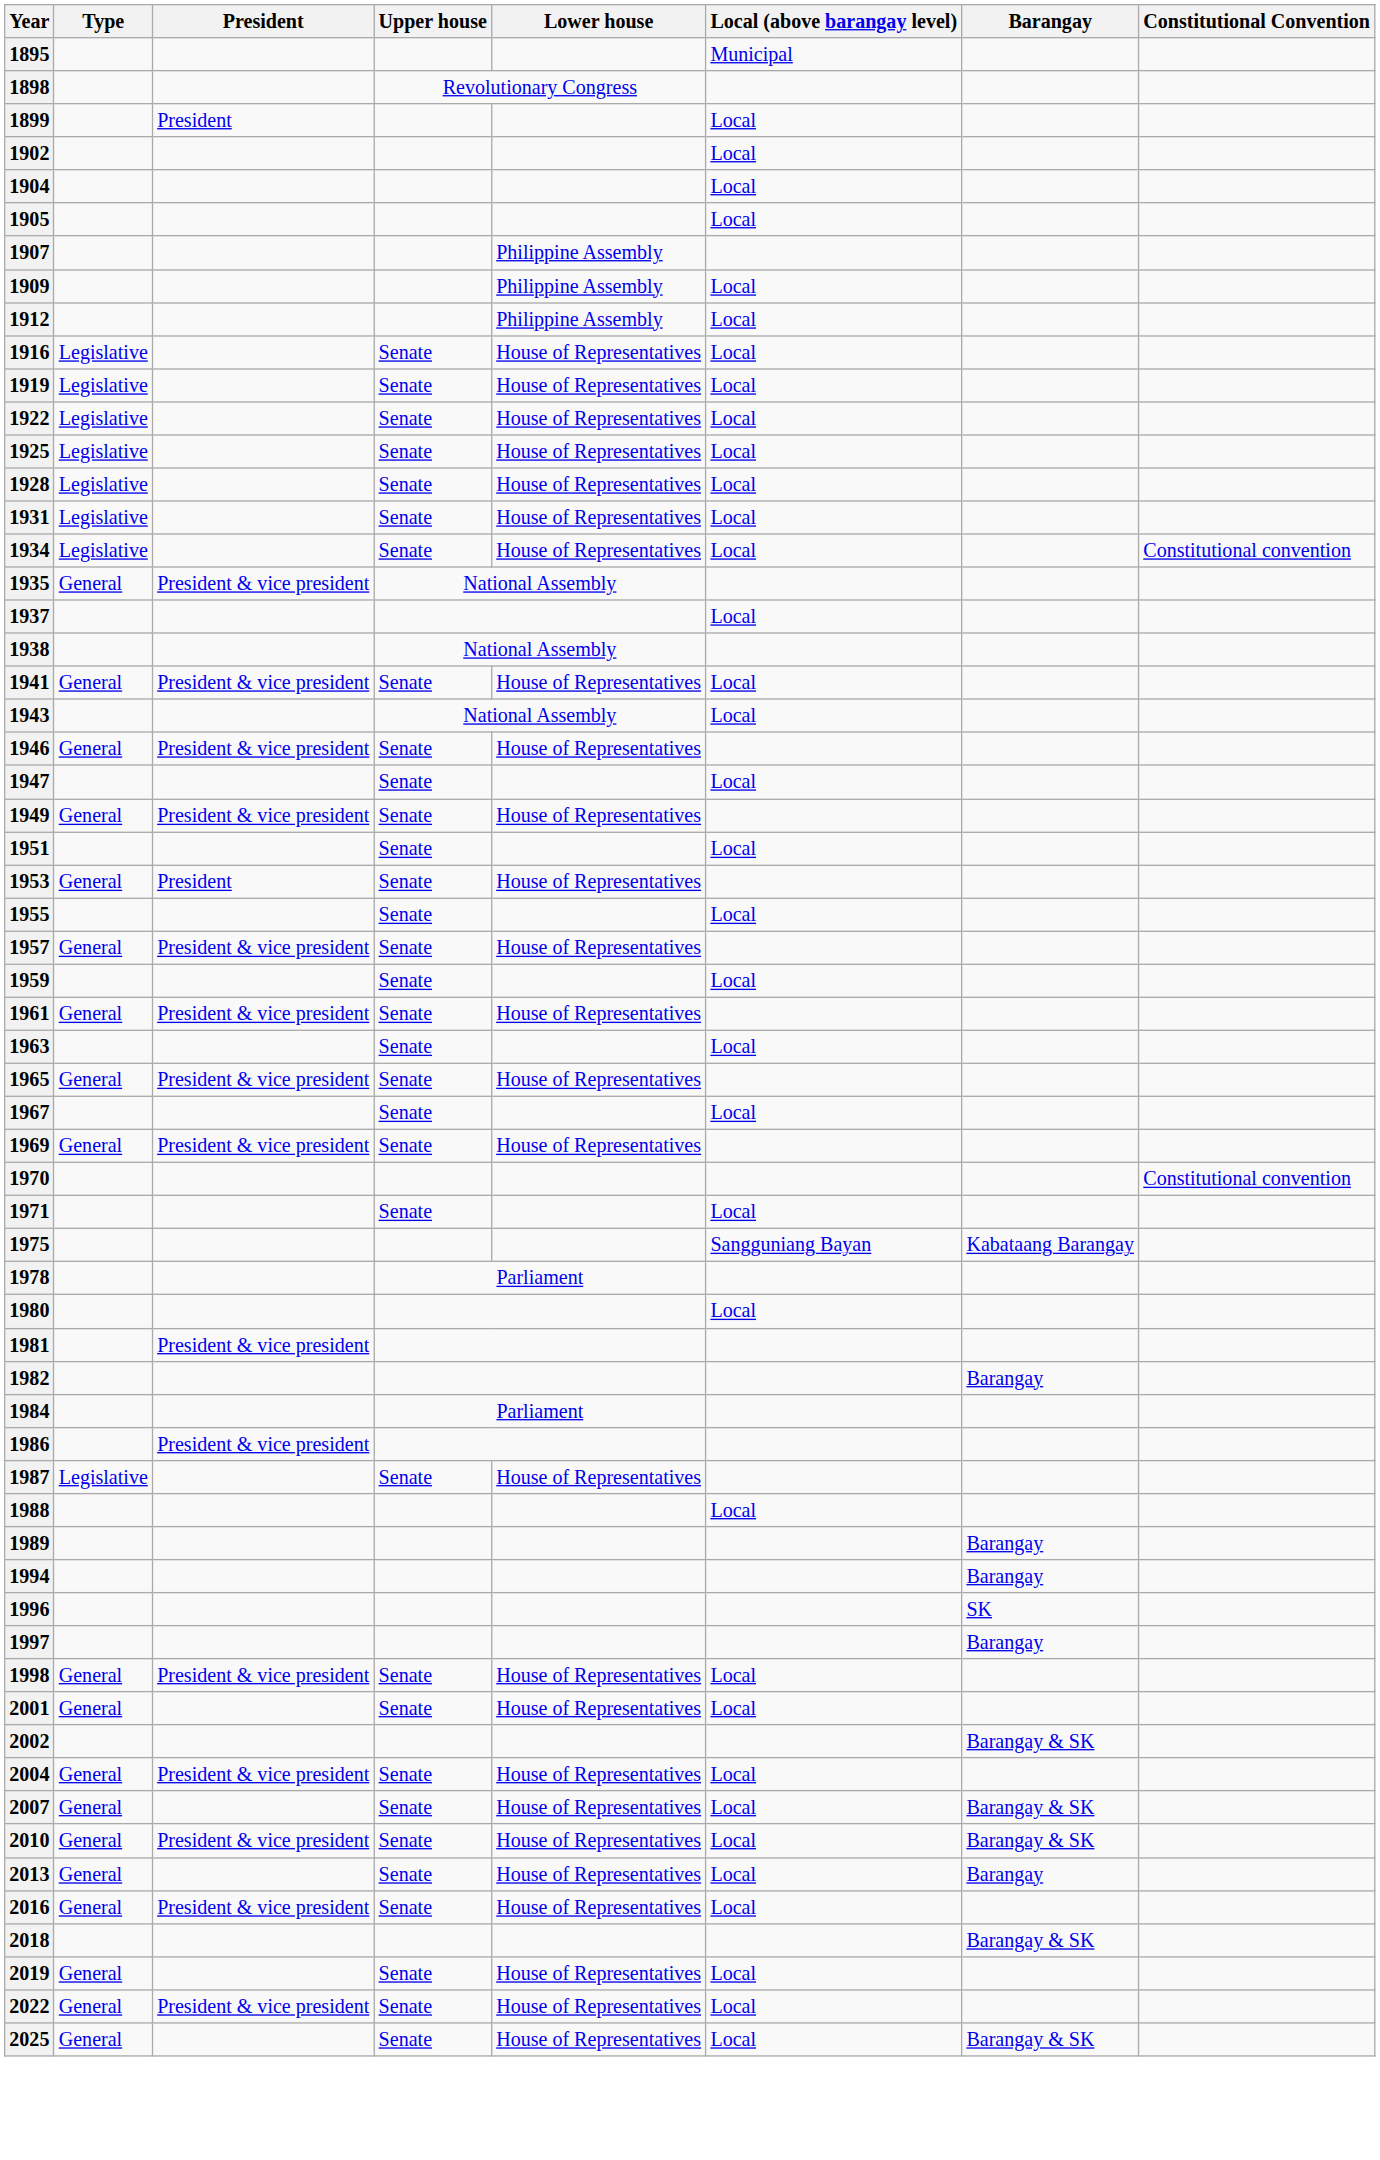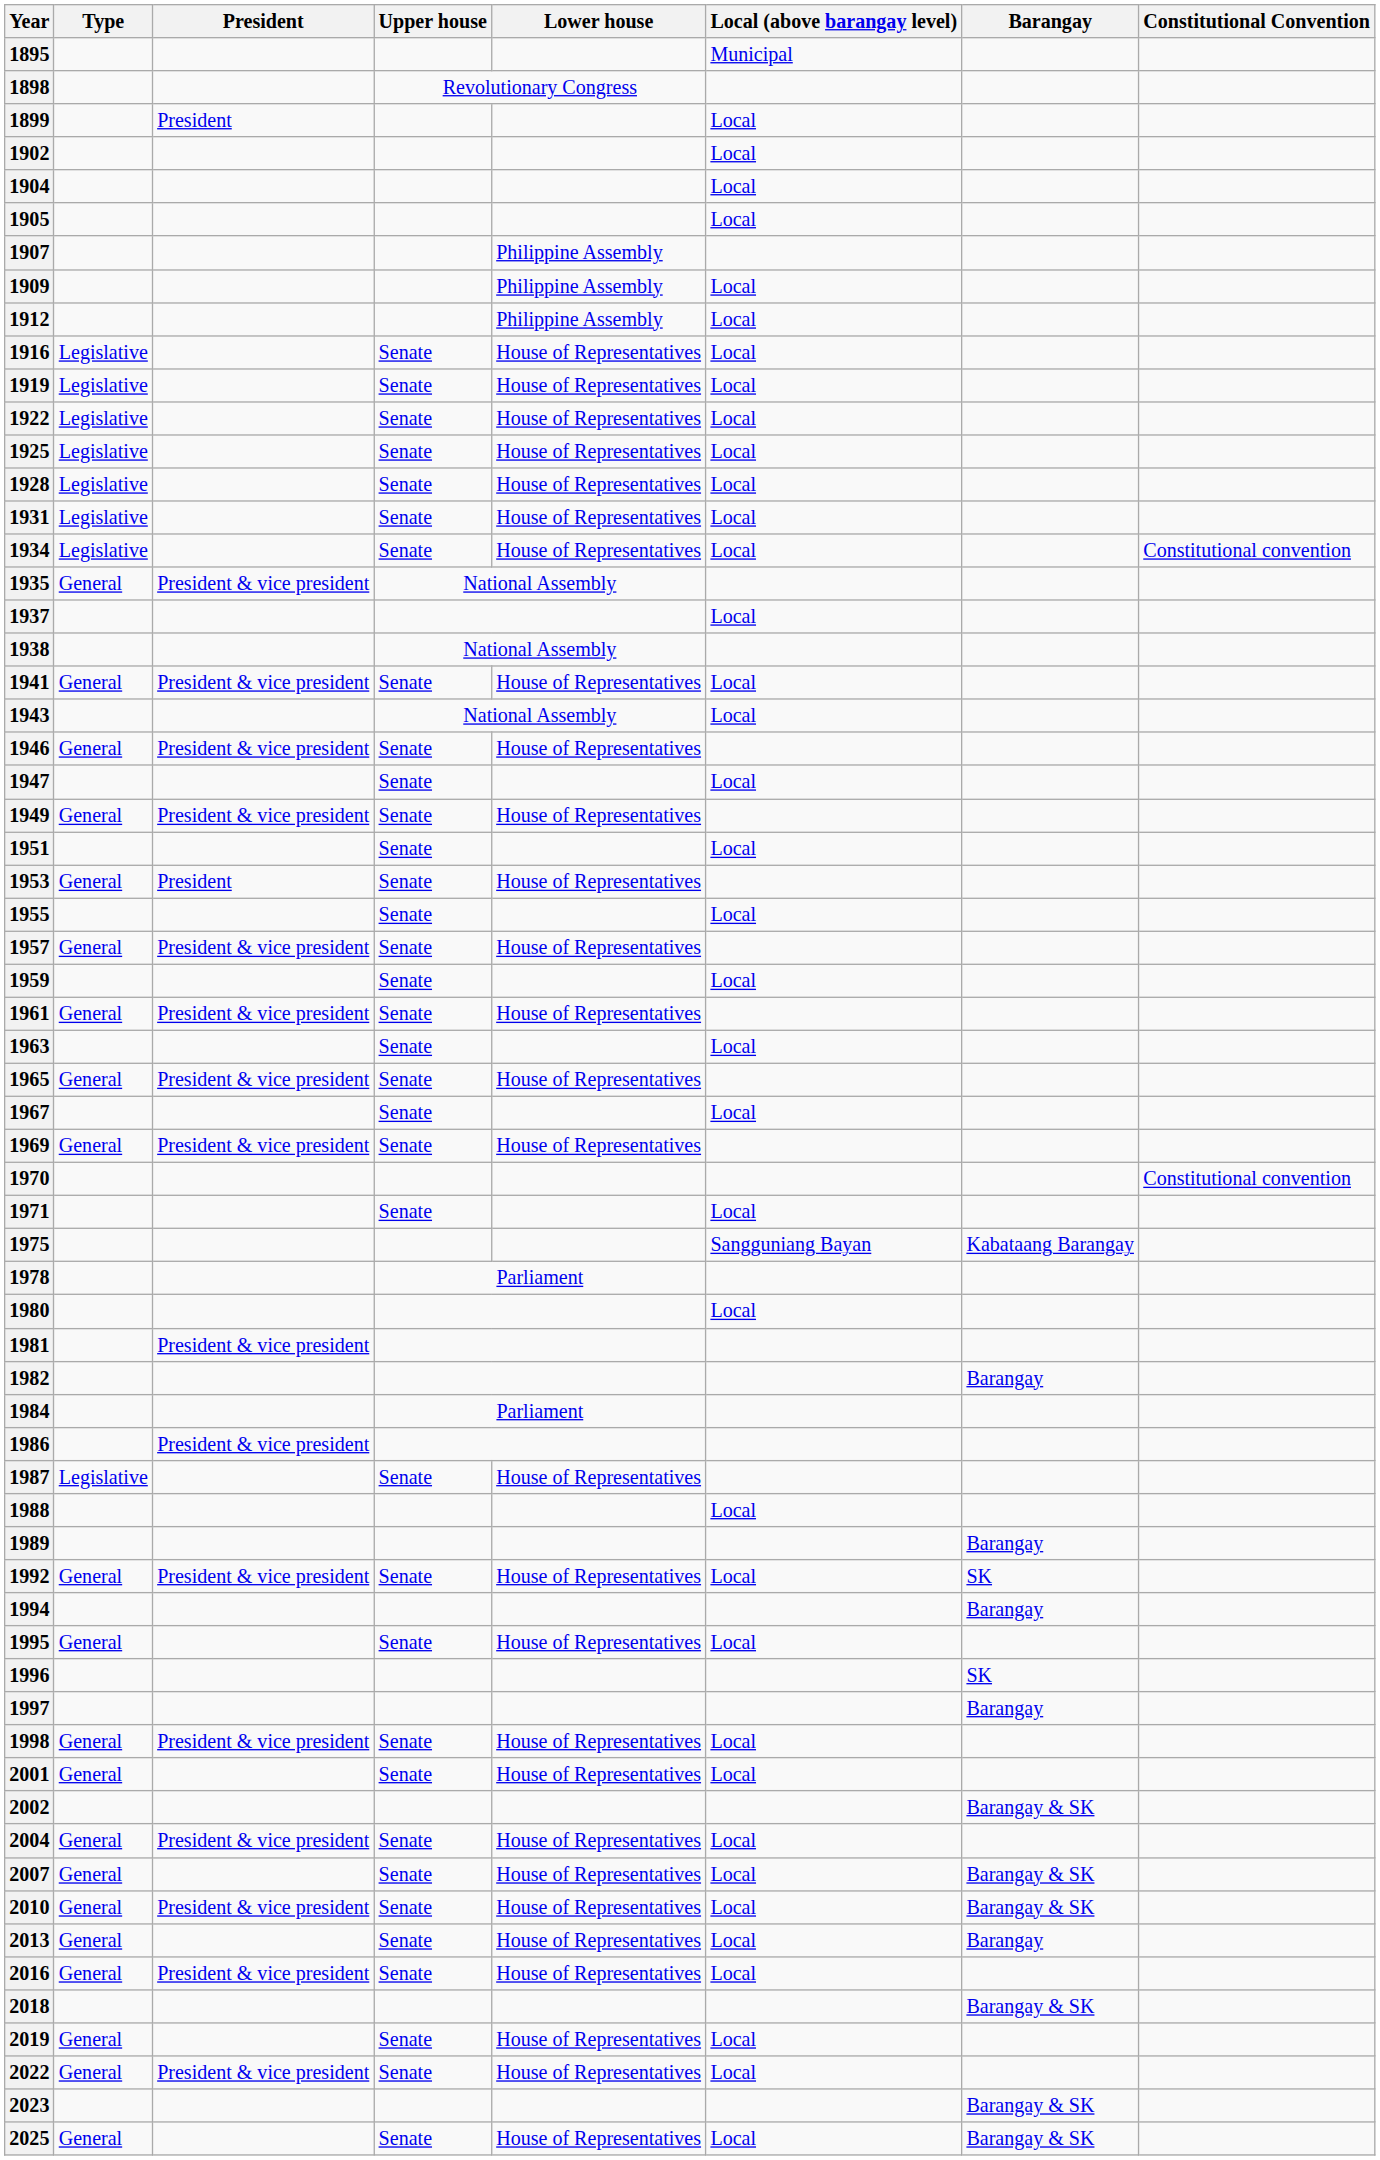+ row: (29, 1576)
+ row: (29, 1642)
+ row: (29, 2105)
